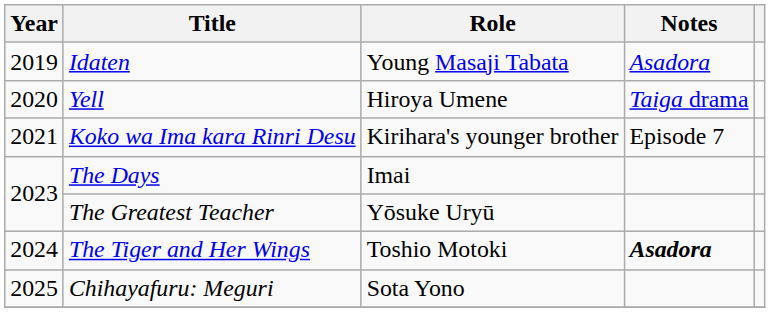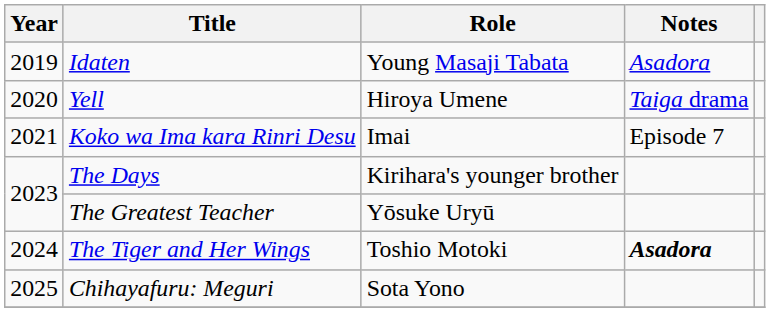(493, 136) Kirihara's younger brother -> (388, 136) Imai
(388, 174) Imai -> (493, 174) Kirihara's younger brother
